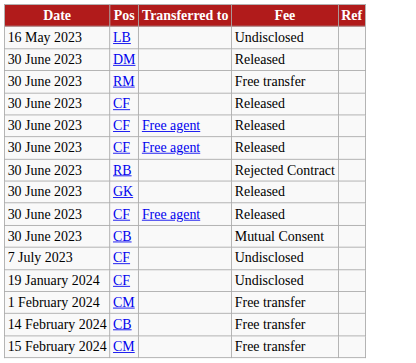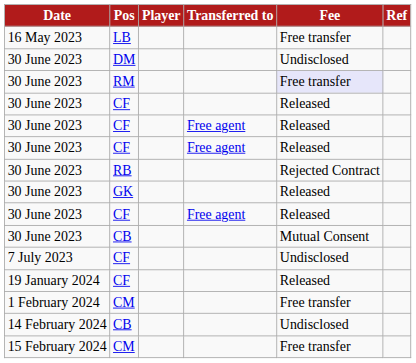+ column: (161, 15)
(269, 37) Undisclosed -> (315, 37) Free transfer
(260, 59) Released -> (314, 59) Undisclosed
(270, 81) no background -> (315, 81) lavender background
(269, 280) Undisclosed -> (305, 280) Released
(270, 324) Free transfer -> (314, 324) Undisclosed
